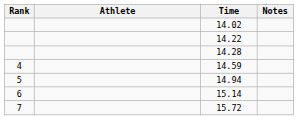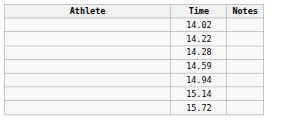- column: (19, 11)
